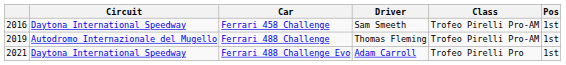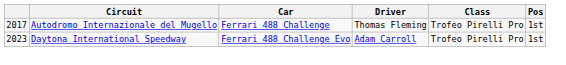- row: (275, 25)
(17, 39) 2019 -> (17, 25) 2017
(485, 39) Trofeo Pirelli Pro-AM -> (477, 25) Trofeo Pirelli Pro
(17, 53) 2021 -> (17, 39) 2023
